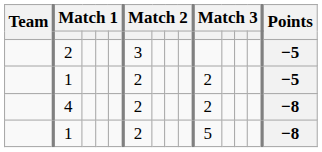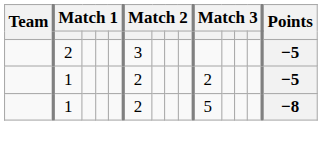- row: (29, 106)
